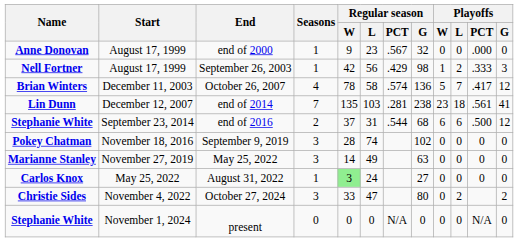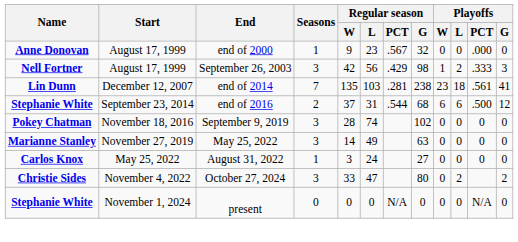(316, 68) 1 -> (316, 68) 3
- row: (245, 86)
(349, 178) lightgreen background -> (349, 159) no background
